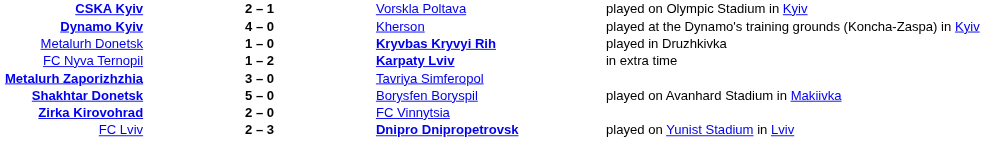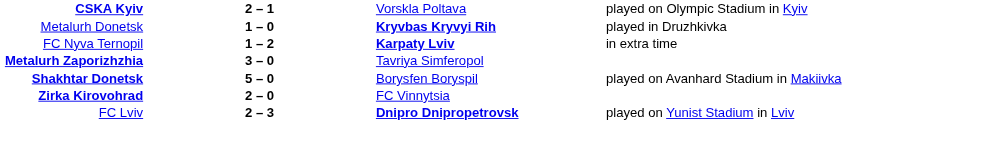- row: (102, 26)
